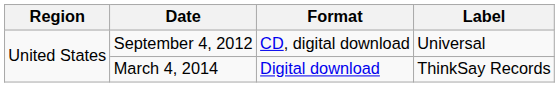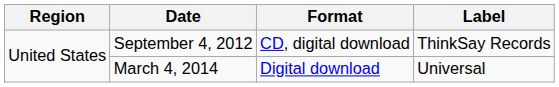(451, 43) Universal -> (484, 43) ThinkSay Records
(484, 69) ThinkSay Records -> (451, 69) Universal
